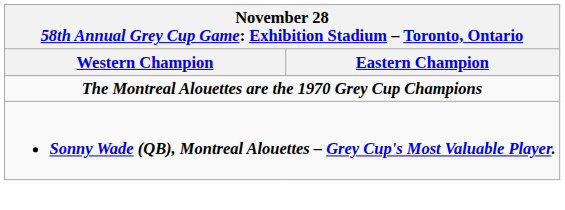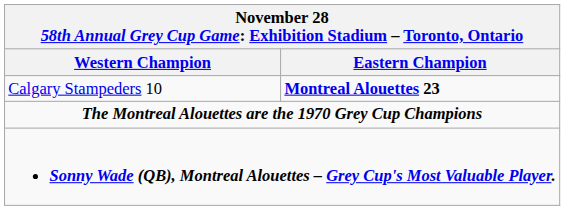+ row: (85, 88)
